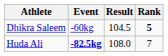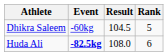(149, 28) bold -> (149, 28) normal
(149, 43) 7 -> (149, 43) 6
